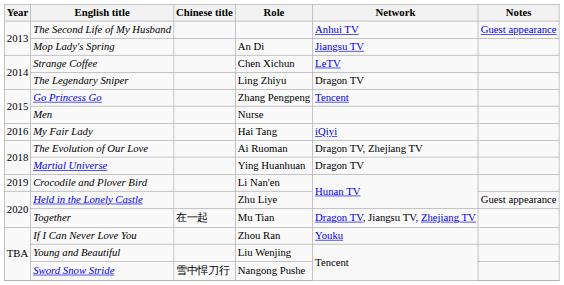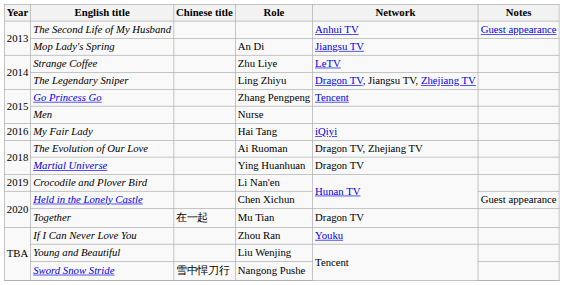(266, 64) Chen Xichun -> (258, 64) Zhu Liye
(340, 81) Dragon TV -> (395, 81) Dragon TV, Jiangsu TV, Zhejiang TV
(258, 200) Zhu Liye -> (266, 200) Chen Xichun
(395, 218) Dragon TV, Jiangsu TV, Zhejiang TV -> (340, 218) Dragon TV
